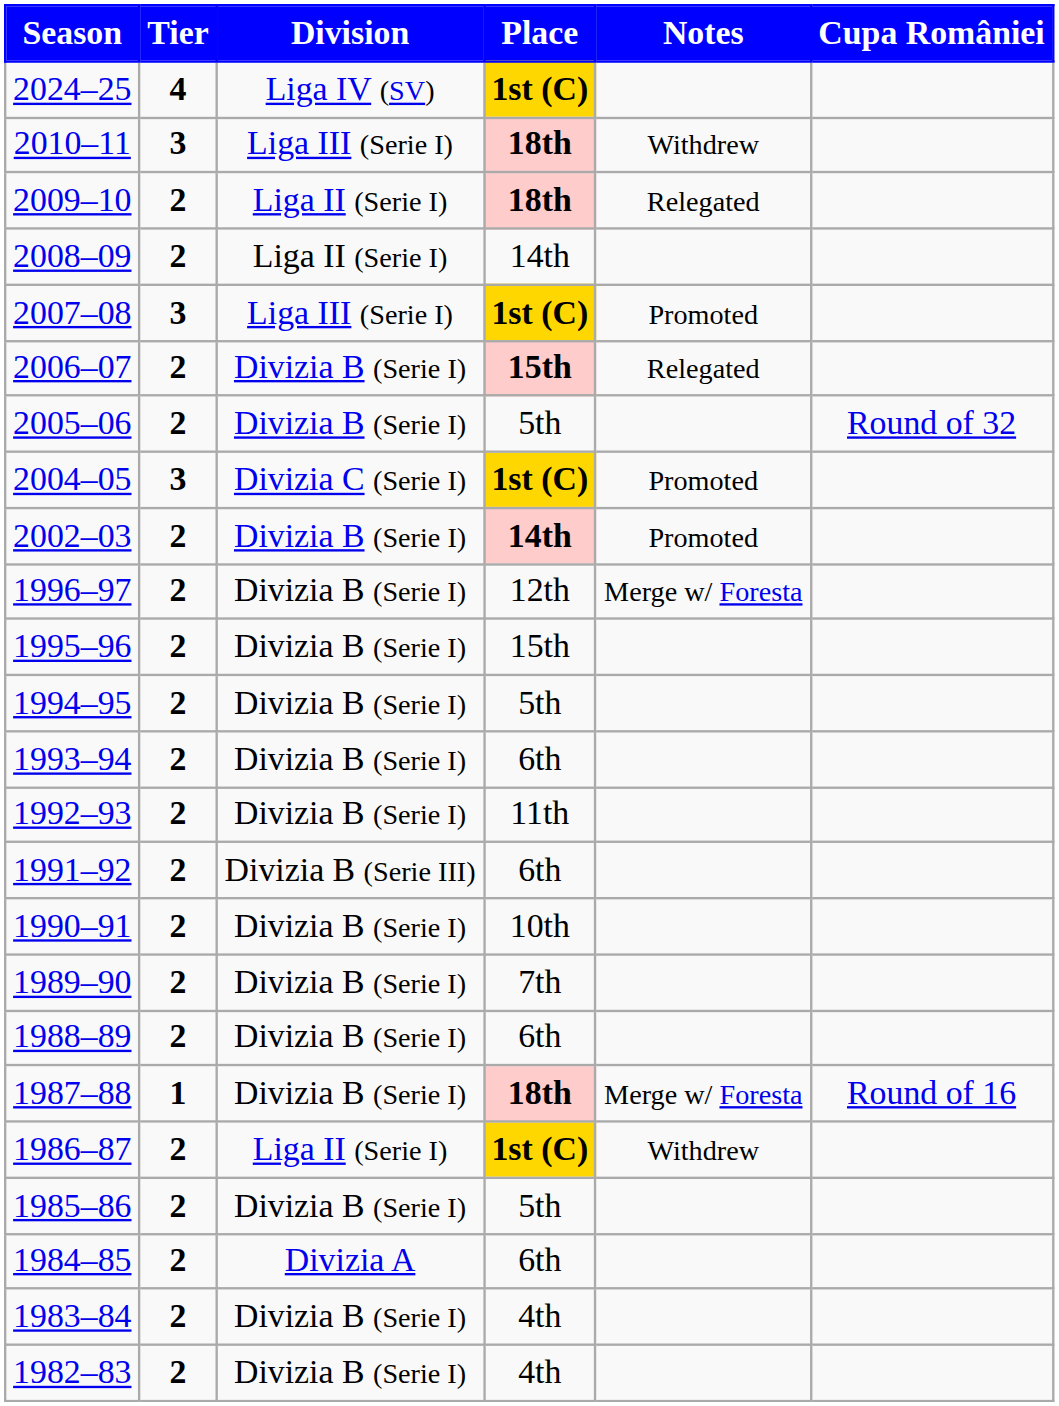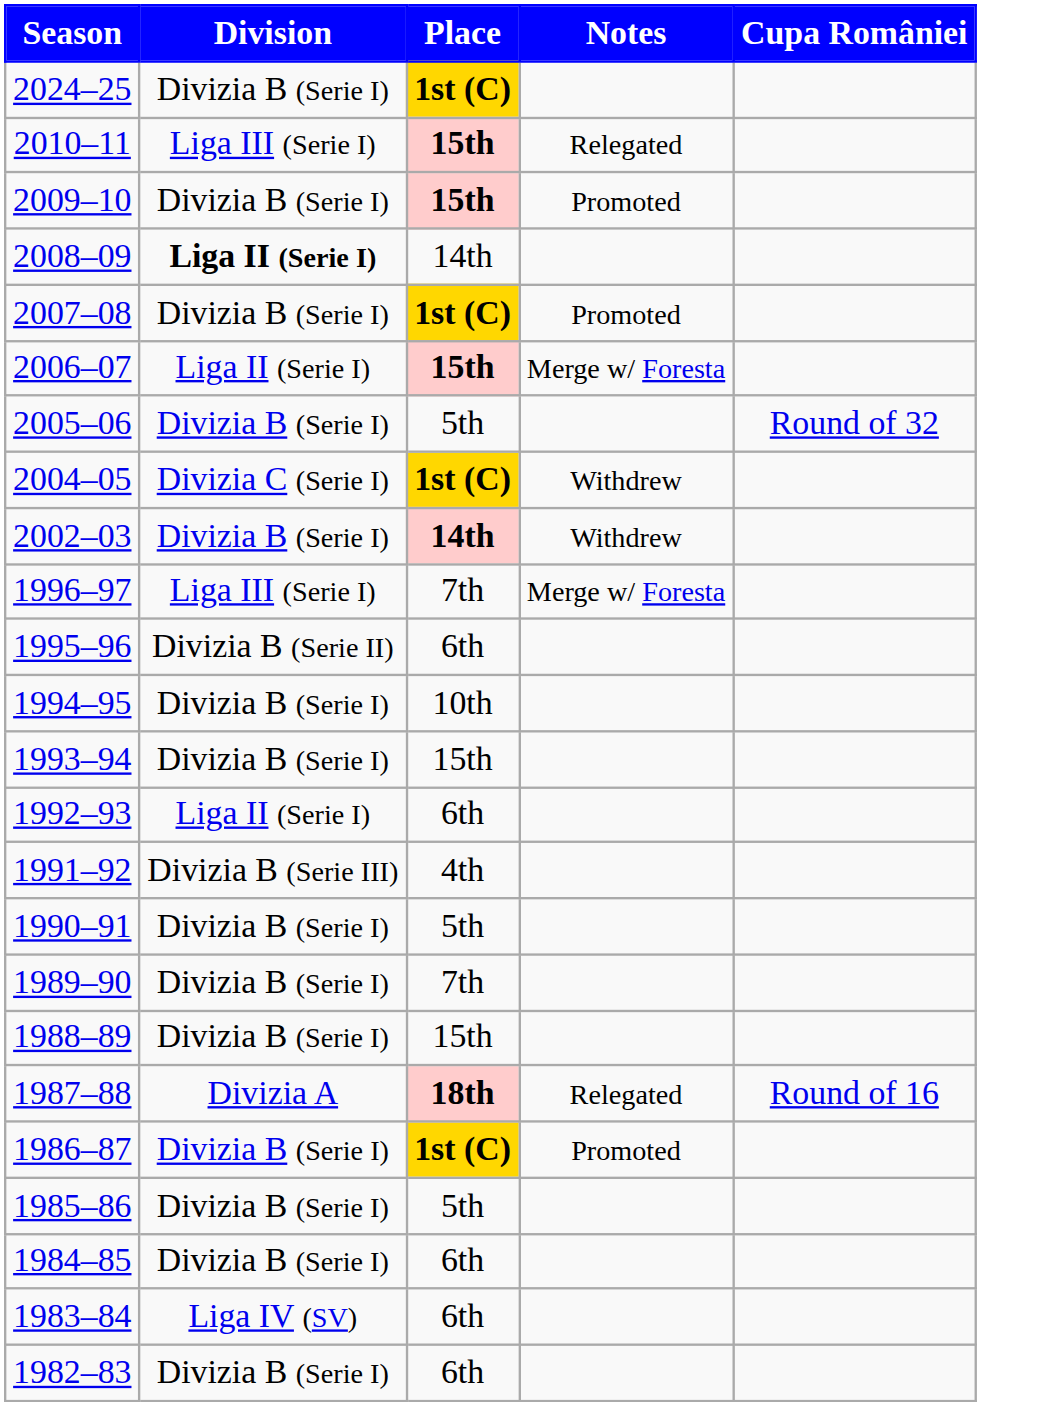- column: (178, 32)
(350, 88) Liga IV (SV) -> (273, 88) Divizia B (Serie I)
(540, 144) 18th -> (463, 144) 15th
(703, 146) Withdrew -> (626, 146) Relegated
(350, 200) Liga II (Serie I) -> (273, 200) Divizia B (Serie I)
(540, 200) 18th -> (463, 200) 15th
(703, 202) Relegated -> (626, 202) Promoted
(350, 256) normal -> (273, 256) bold
(350, 311) Liga III (Serie I) -> (273, 311) Divizia B (Serie I)
(350, 367) Divizia B (Serie I) -> (273, 367) Liga II (Serie I)
(703, 370) Relegated -> (626, 370) Merge w/ Foresta
(703, 481) Promoted -> (626, 481) Withdrew
(703, 537) Promoted -> (626, 537) Withdrew
(350, 590) Divizia B (Serie I) -> (273, 590) Liga III (Serie I)
(540, 590) 12th -> (463, 590) 7th
(350, 646) Divizia B (Serie I) -> (273, 646) Divizia B (Serie II)
(540, 646) 15th -> (463, 646) 6th
(540, 702) 5th -> (463, 702) 10th
(540, 758) 6th -> (463, 758) 15th
(350, 814) Divizia B (Serie I) -> (273, 814) Liga II (Serie I)
(540, 814) 11th -> (463, 814) 6th
(540, 869) 6th -> (463, 869) 4th
(540, 925) 10th -> (463, 925) 5th
(540, 1037) 6th -> (463, 1037) 15th
(350, 1093) Divizia B (Serie I) -> (273, 1093) Divizia A
(703, 1095) Merge w/ Foresta -> (626, 1095) Relegated
(350, 1149) Liga II (Serie I) -> (273, 1149) Divizia B (Serie I)
(703, 1151) Withdrew -> (626, 1151) Promoted
(350, 1260) Divizia A -> (273, 1260) Divizia B (Serie I)
(350, 1316) Divizia B (Serie I) -> (273, 1316) Liga IV (SV)
(540, 1316) 4th -> (463, 1316) 6th
(540, 1372) 4th -> (463, 1372) 6th
